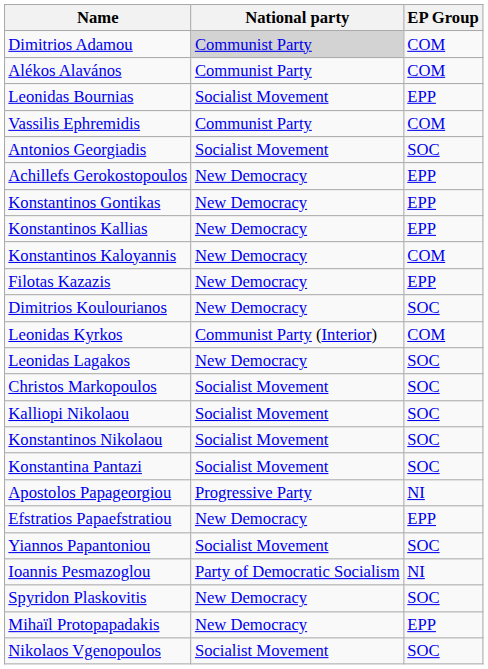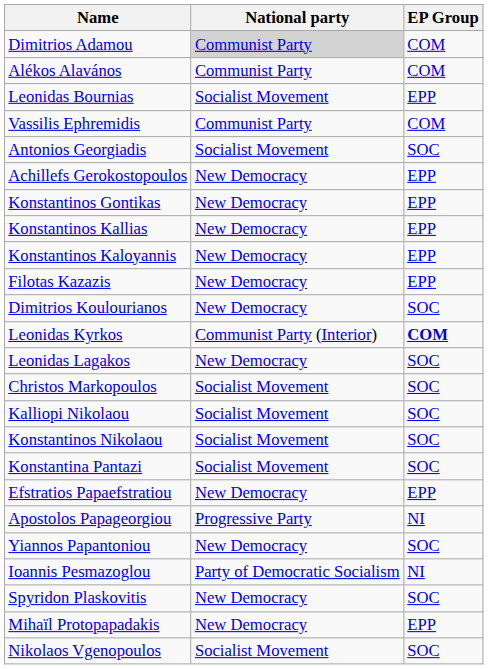(426, 255) COM -> (422, 255) EPP
(426, 334) normal -> (428, 334) bold
rows swapped: (90, 519) <-> (90, 492)
(262, 545) Socialist Movement -> (251, 545) New Democracy
